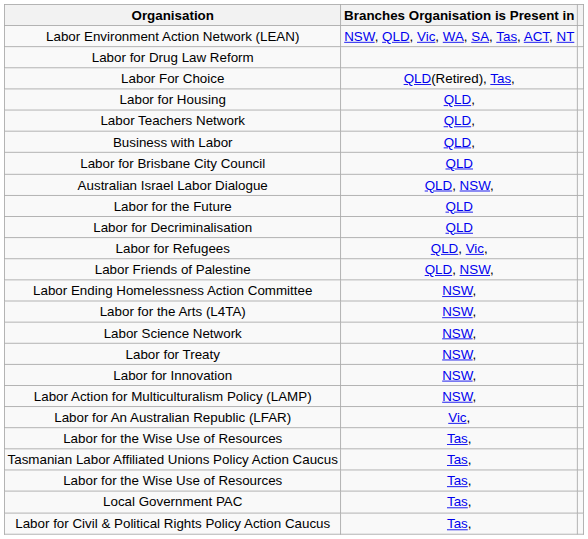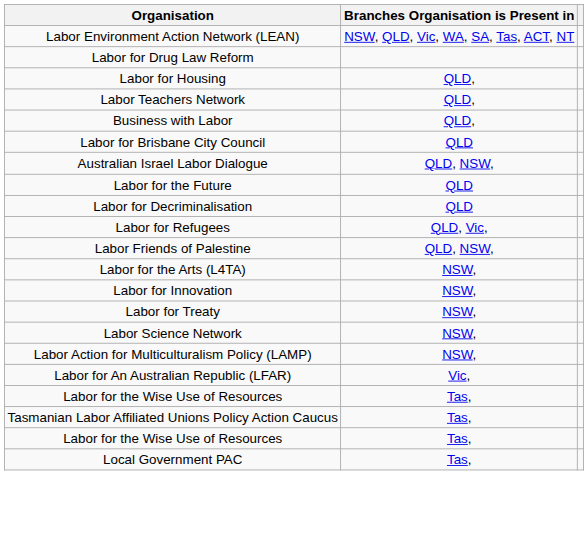- row: (173, 79)
- row: (173, 290)
rows swapped: (173, 375) <-> (173, 333)
- row: (173, 523)
